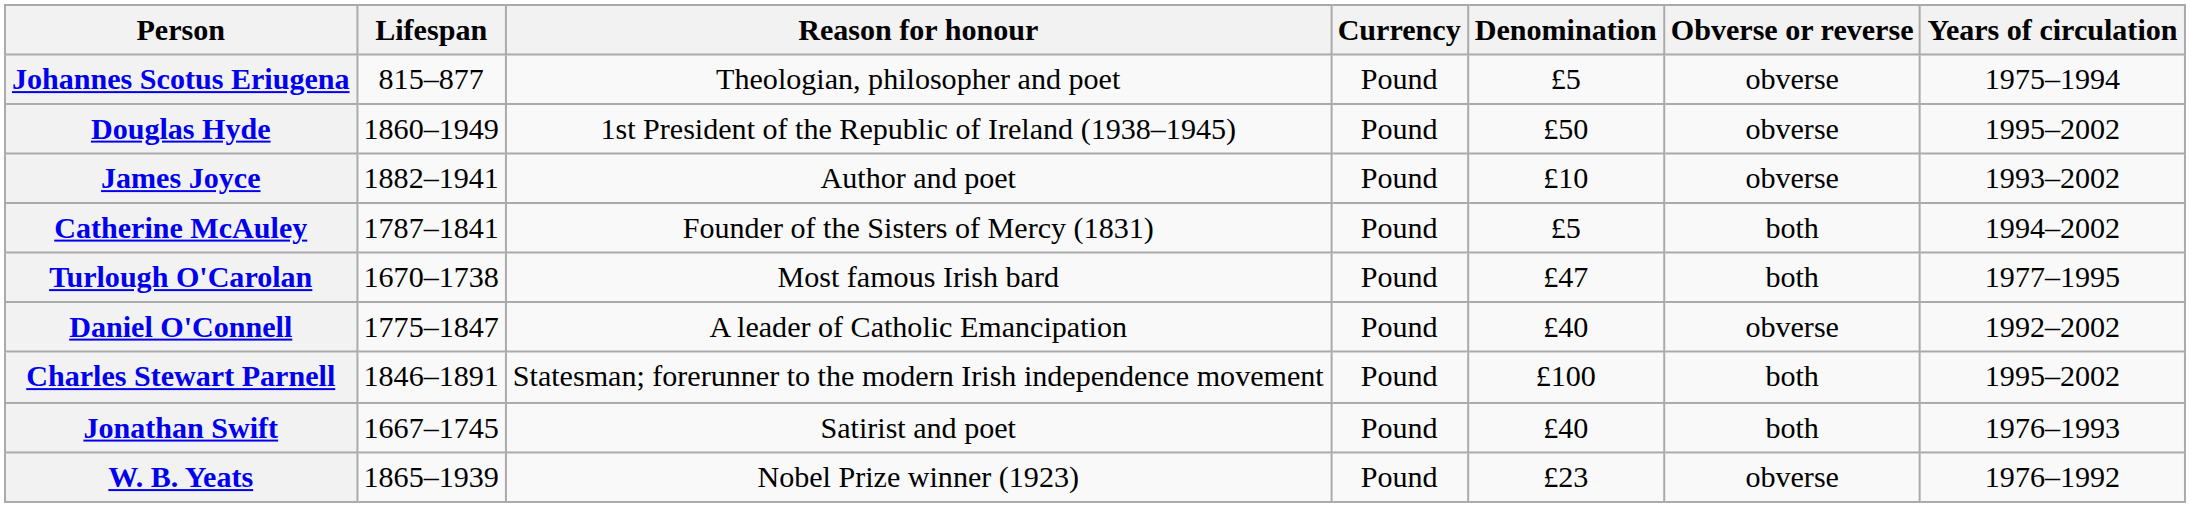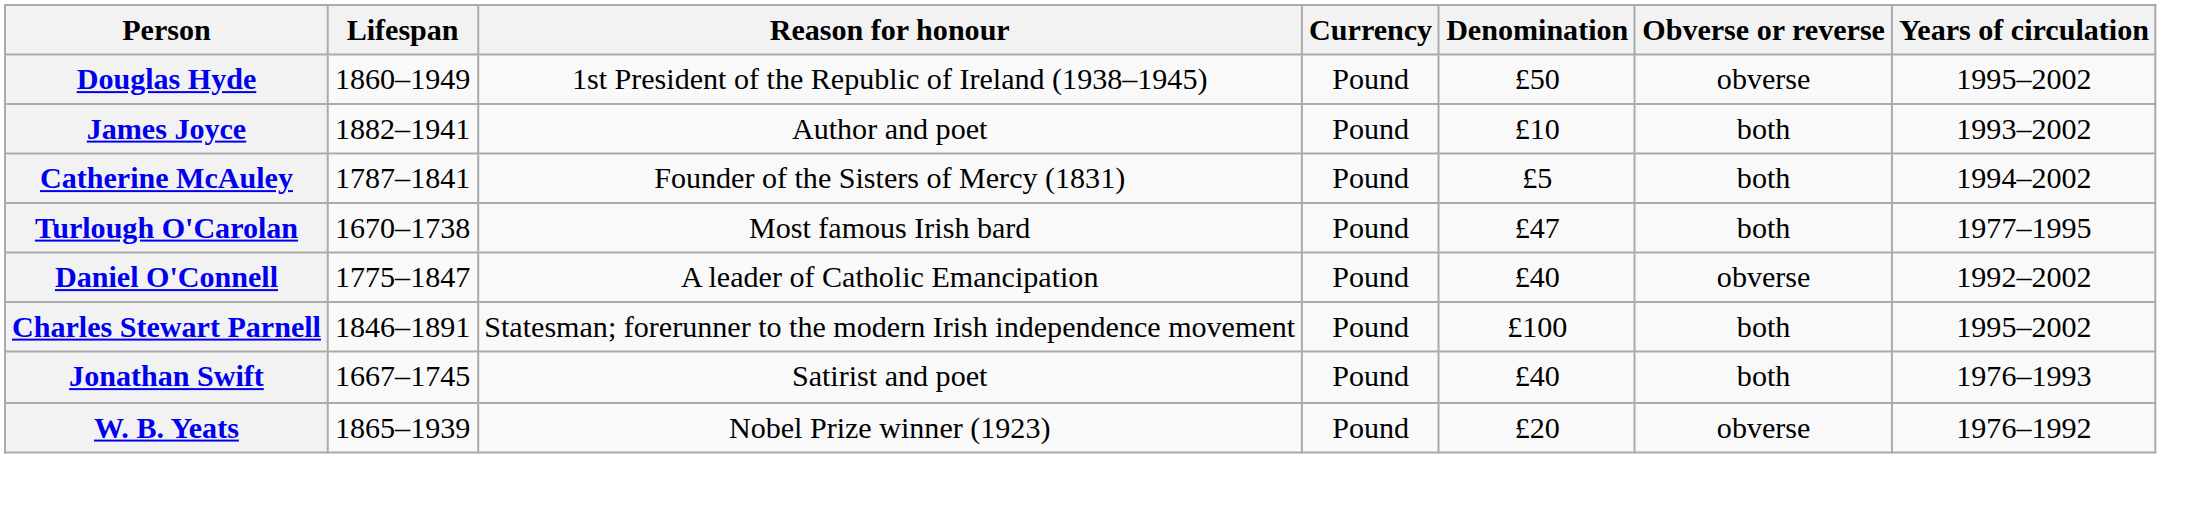- row: (181, 79)
(1792, 178) obverse -> (1764, 128) both
(1566, 476) £23 -> (1537, 426) £20
